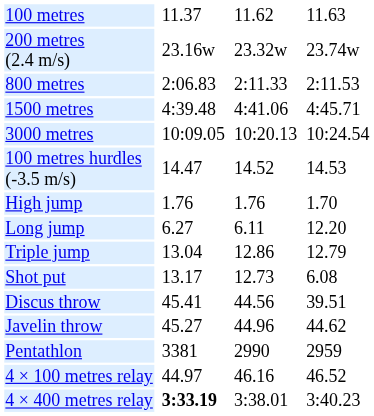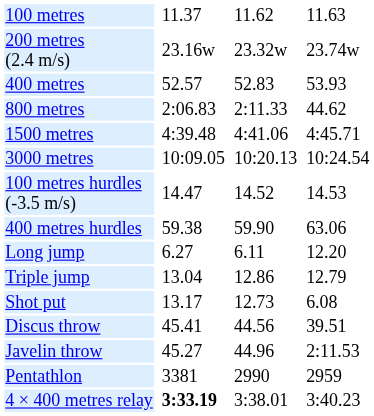+ row: (45, 84)
(333, 84) 2:11.53 -> (326, 109) 44.62
+ row: (74, 228)
- row: (44, 203)
(326, 326) 44.62 -> (333, 351) 2:11.53
- row: (79, 376)
